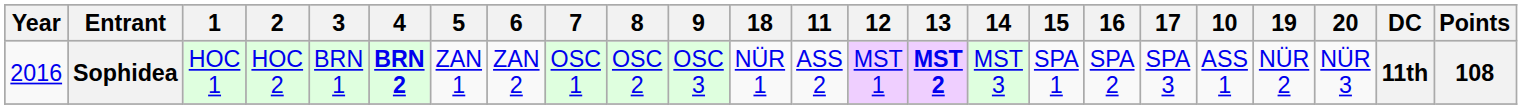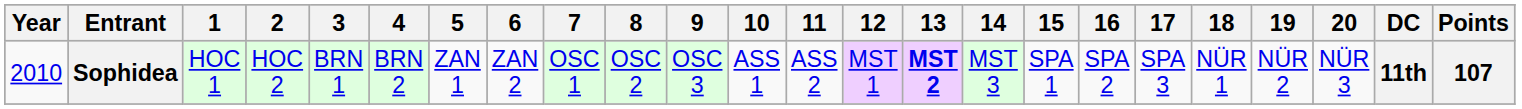columns swapped: (1225, 23) <-> (760, 23)
(36, 72) 2016 -> (36, 72) 2010
(399, 72) bold -> (399, 72) normal
(1475, 72) 108 -> (1473, 72) 107
